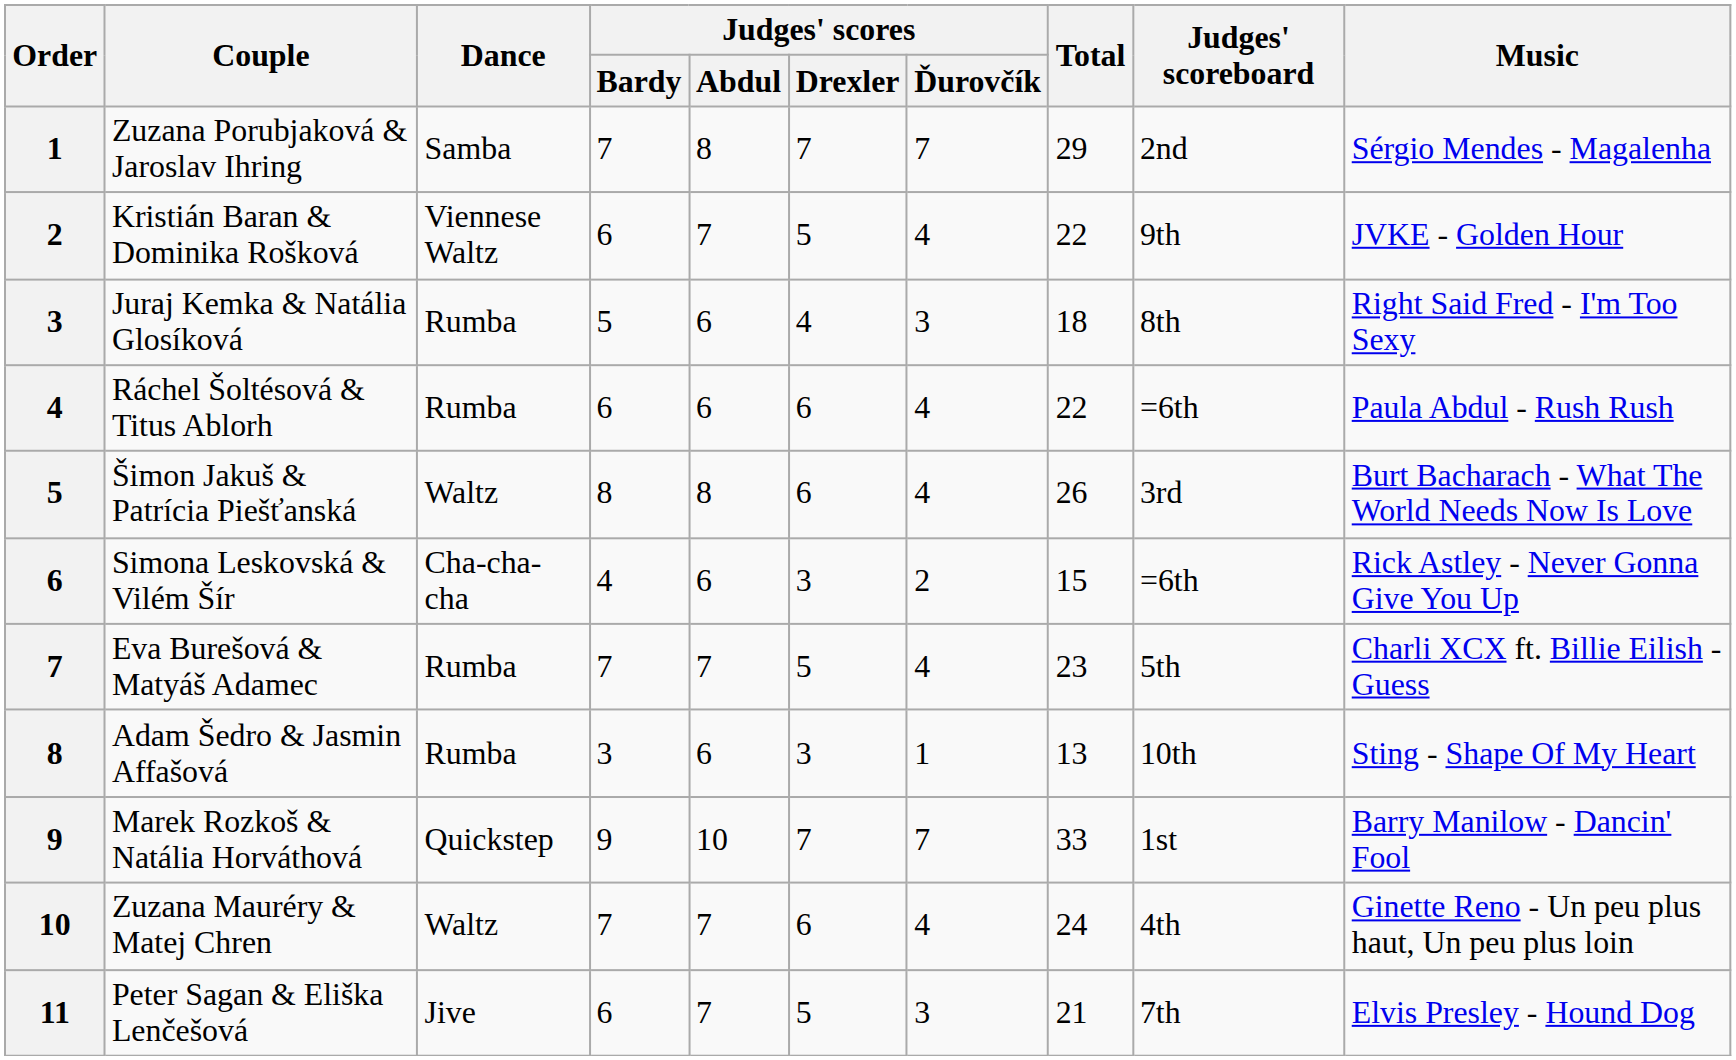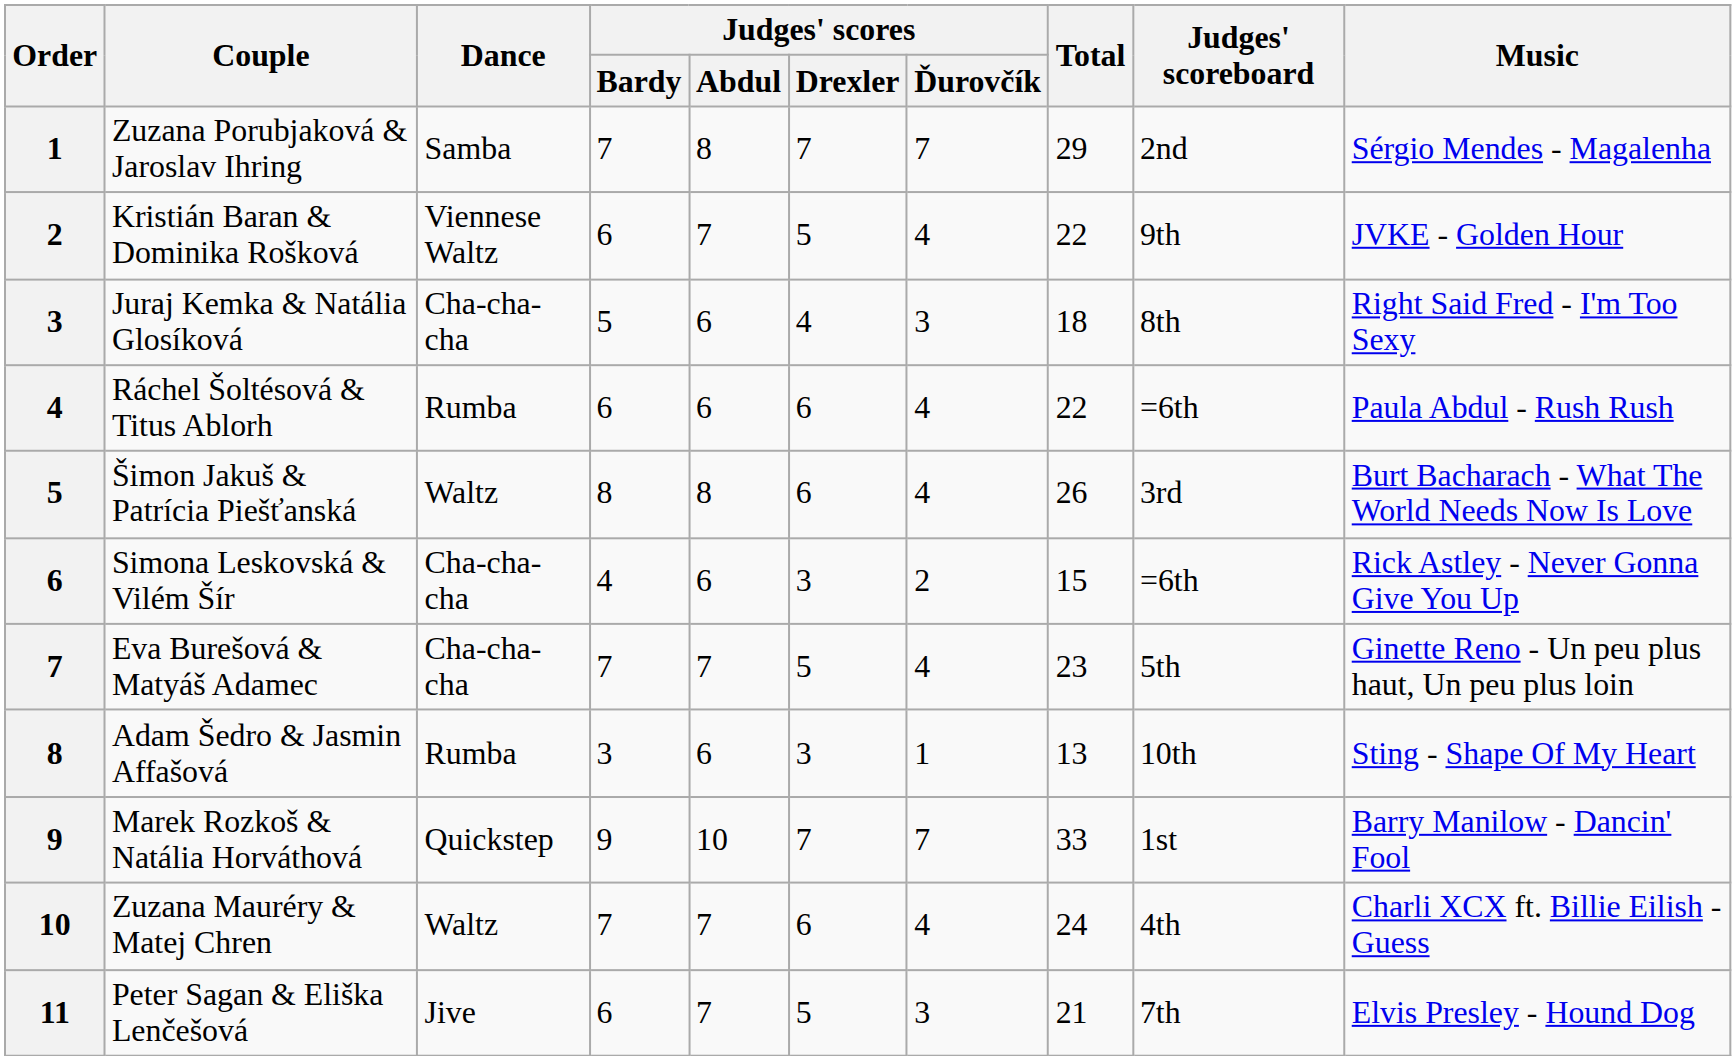(471, 321) Rumba -> (483, 321) Cha-cha-cha
(471, 666) Rumba -> (483, 666) Cha-cha-cha
(1537, 666) Charli XCX ft. Billie Eilish - Guess -> (1526, 666) Ginette Reno - Un peu plus haut, Un peu plus loin
(1526, 925) Ginette Reno - Un peu plus haut, Un peu plus loin -> (1537, 925) Charli XCX ft. Billie Eilish - Guess
